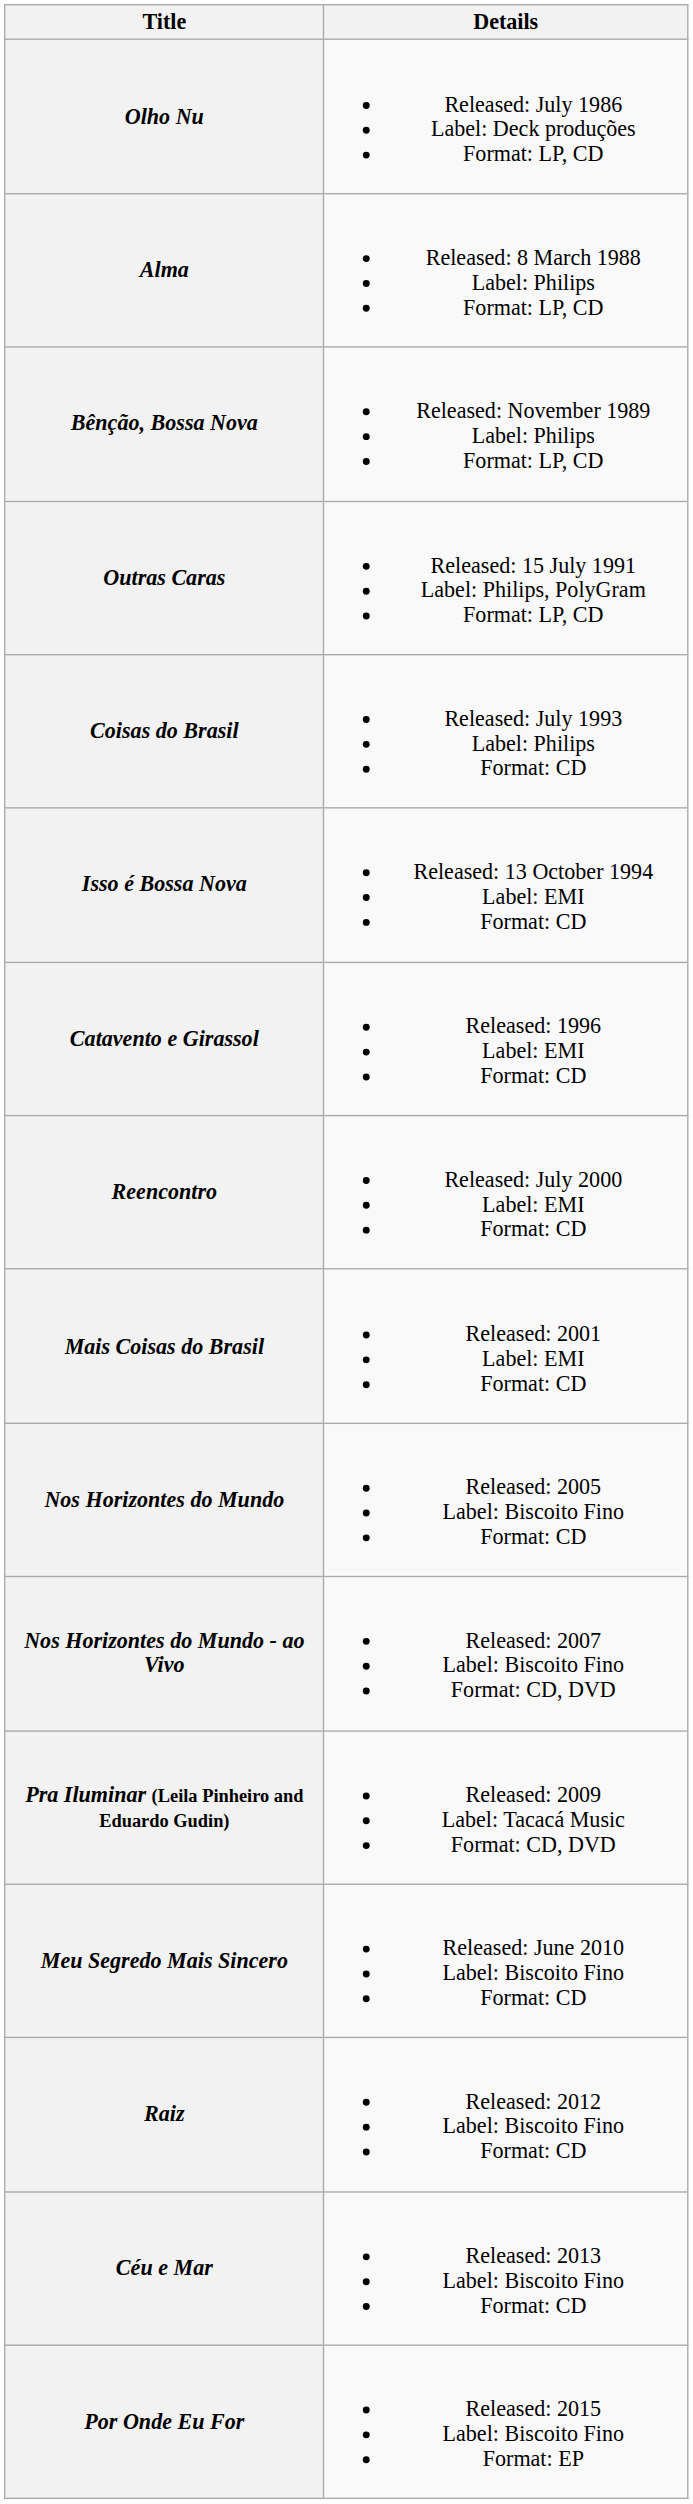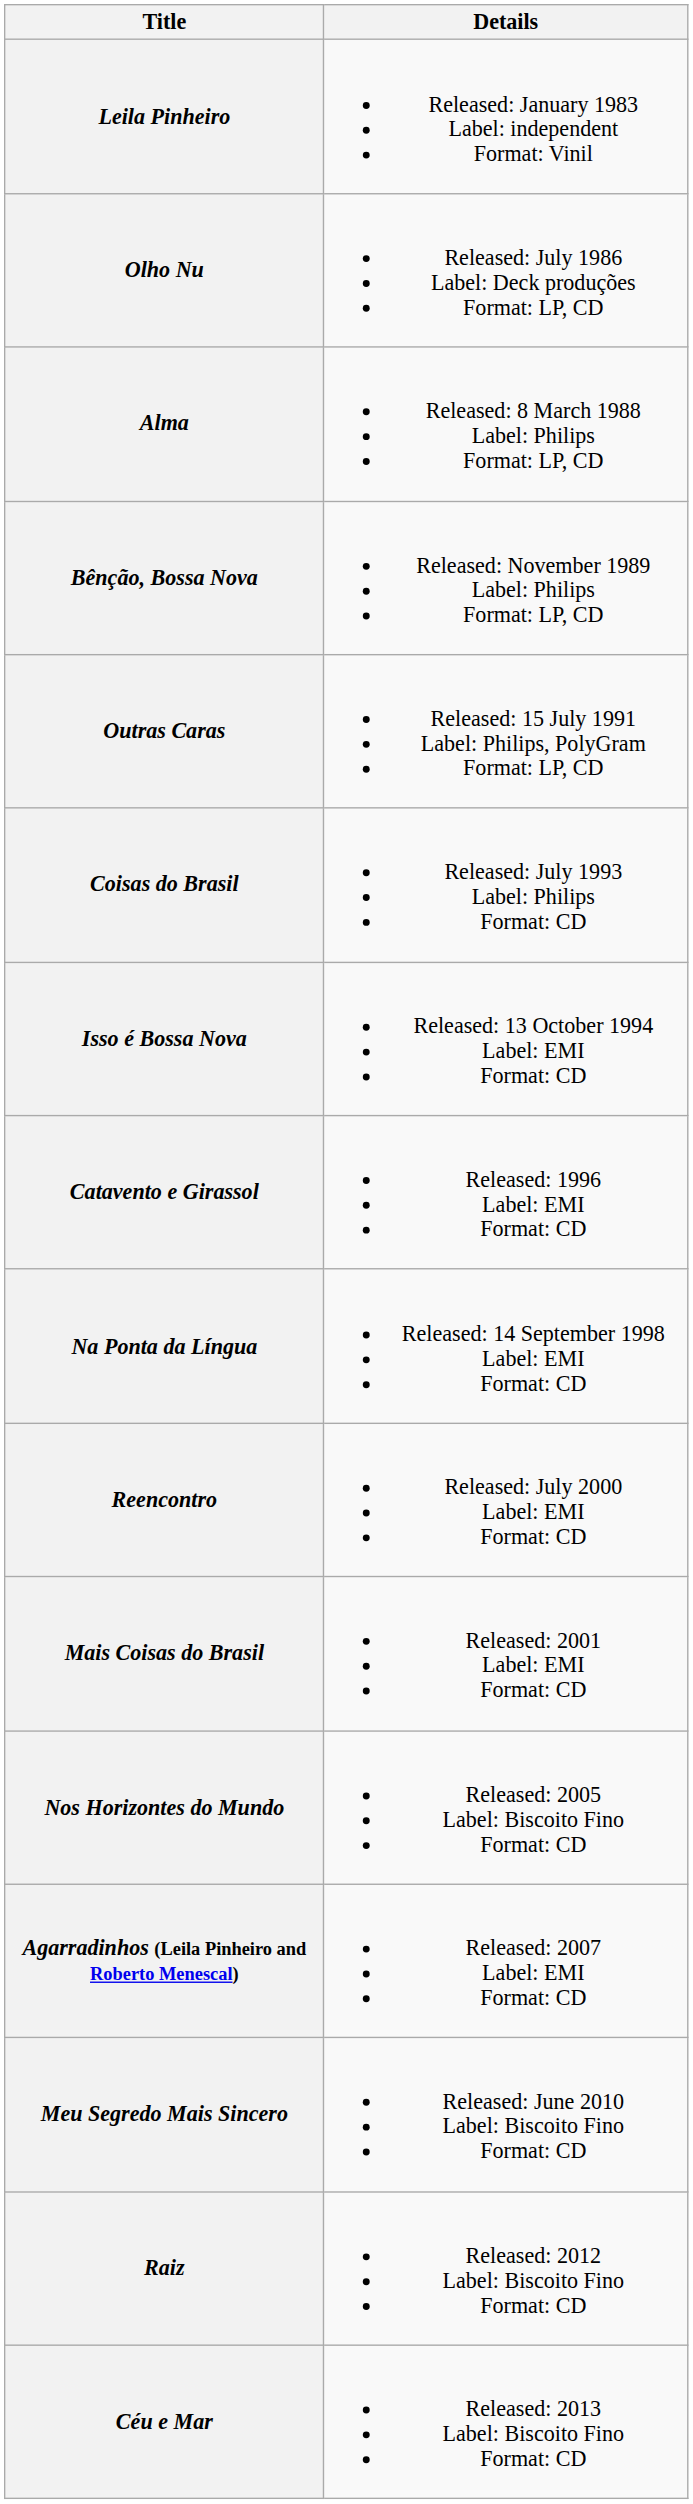+ row: (164, 116)
+ row: (164, 1345)
- row: (164, 1653)
+ row: (164, 1960)
- row: (164, 1807)
- row: (164, 2421)
